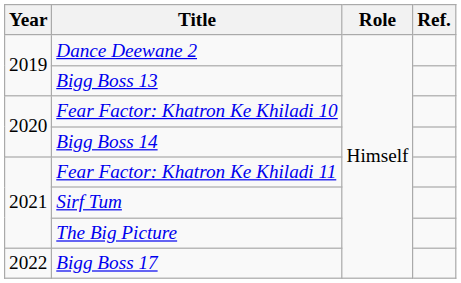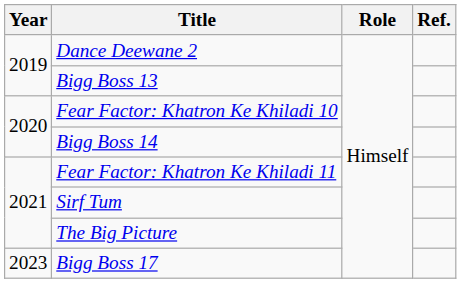(28, 263) 2022 -> (28, 263) 2023
